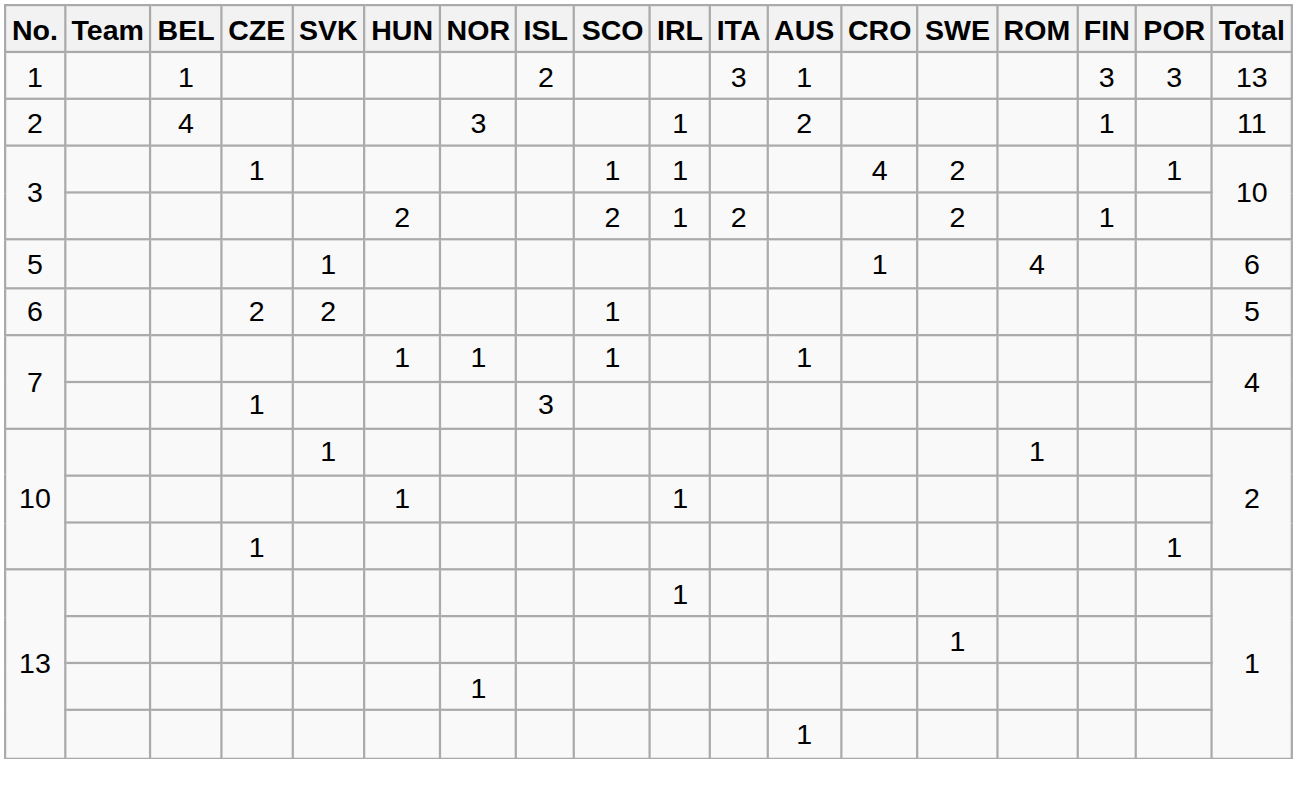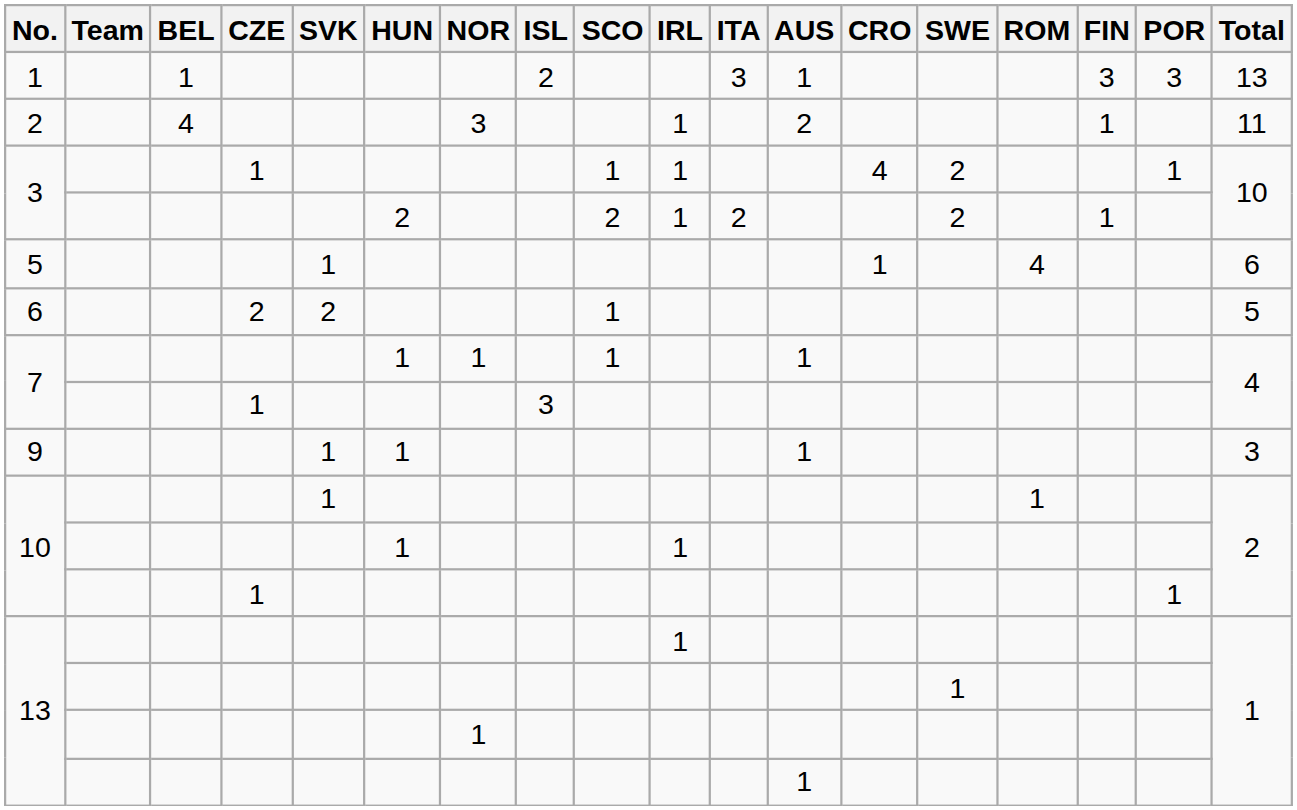+ row: (35, 452)
